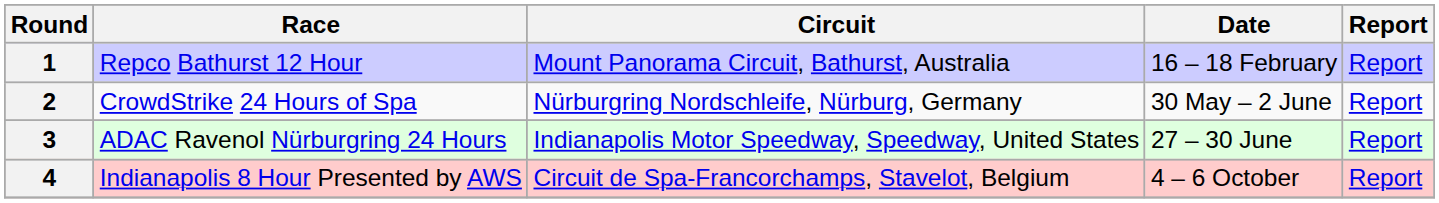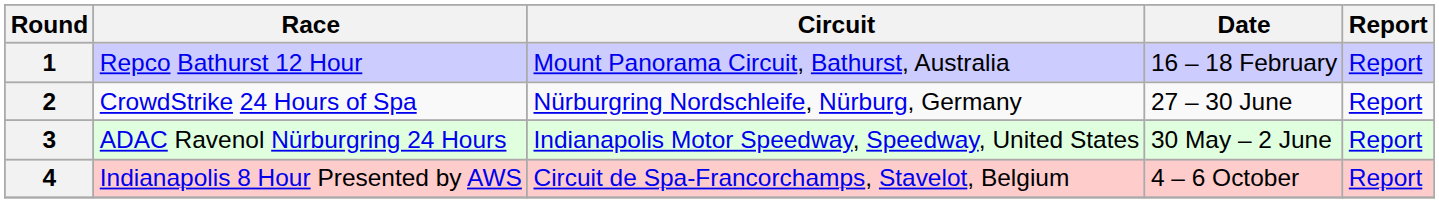(1241, 101) 30 May – 2 June -> (1222, 101) 27 – 30 June
(1222, 140) 27 – 30 June -> (1241, 140) 30 May – 2 June
